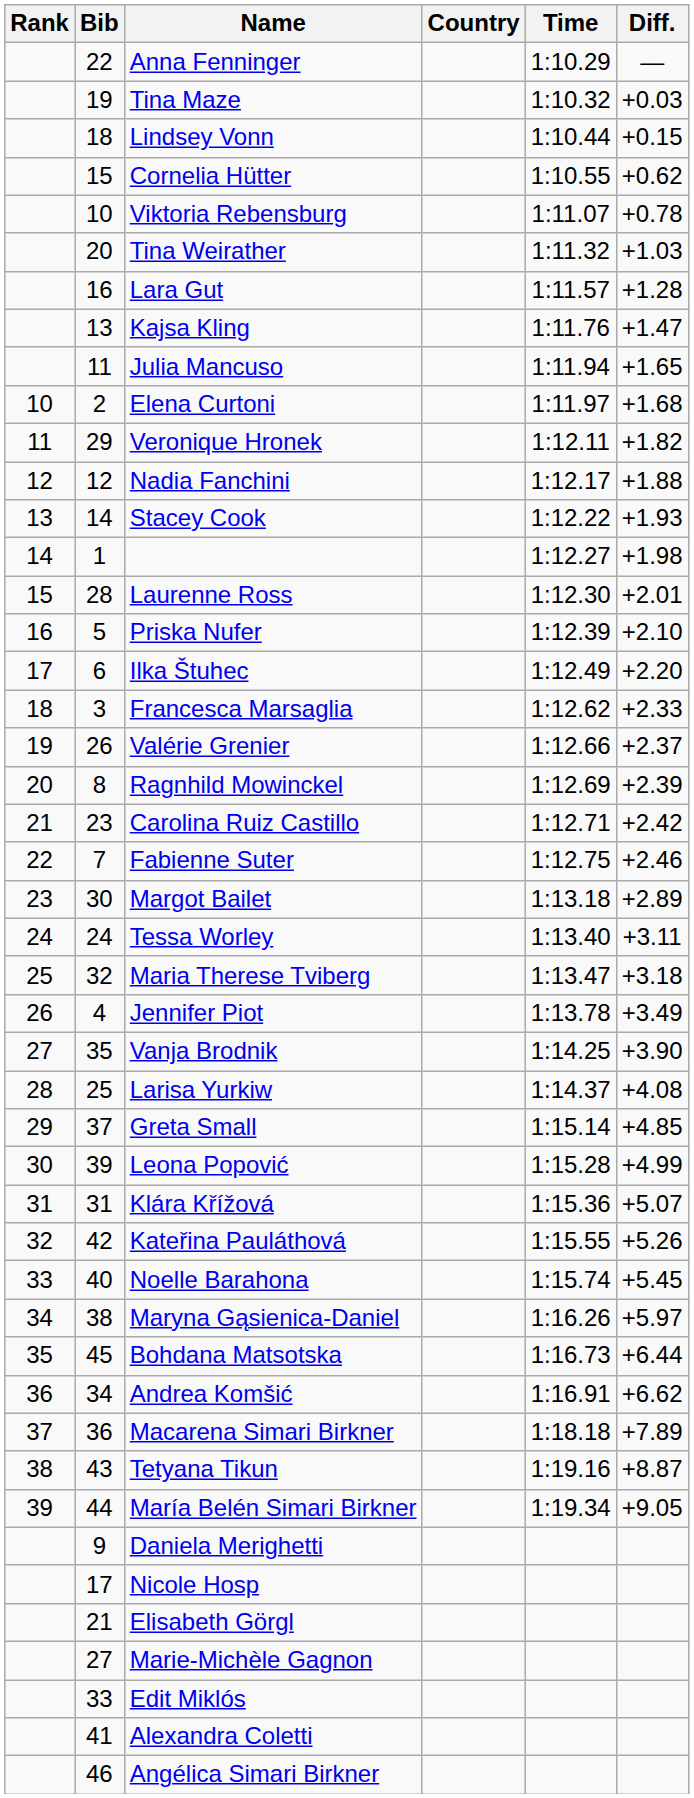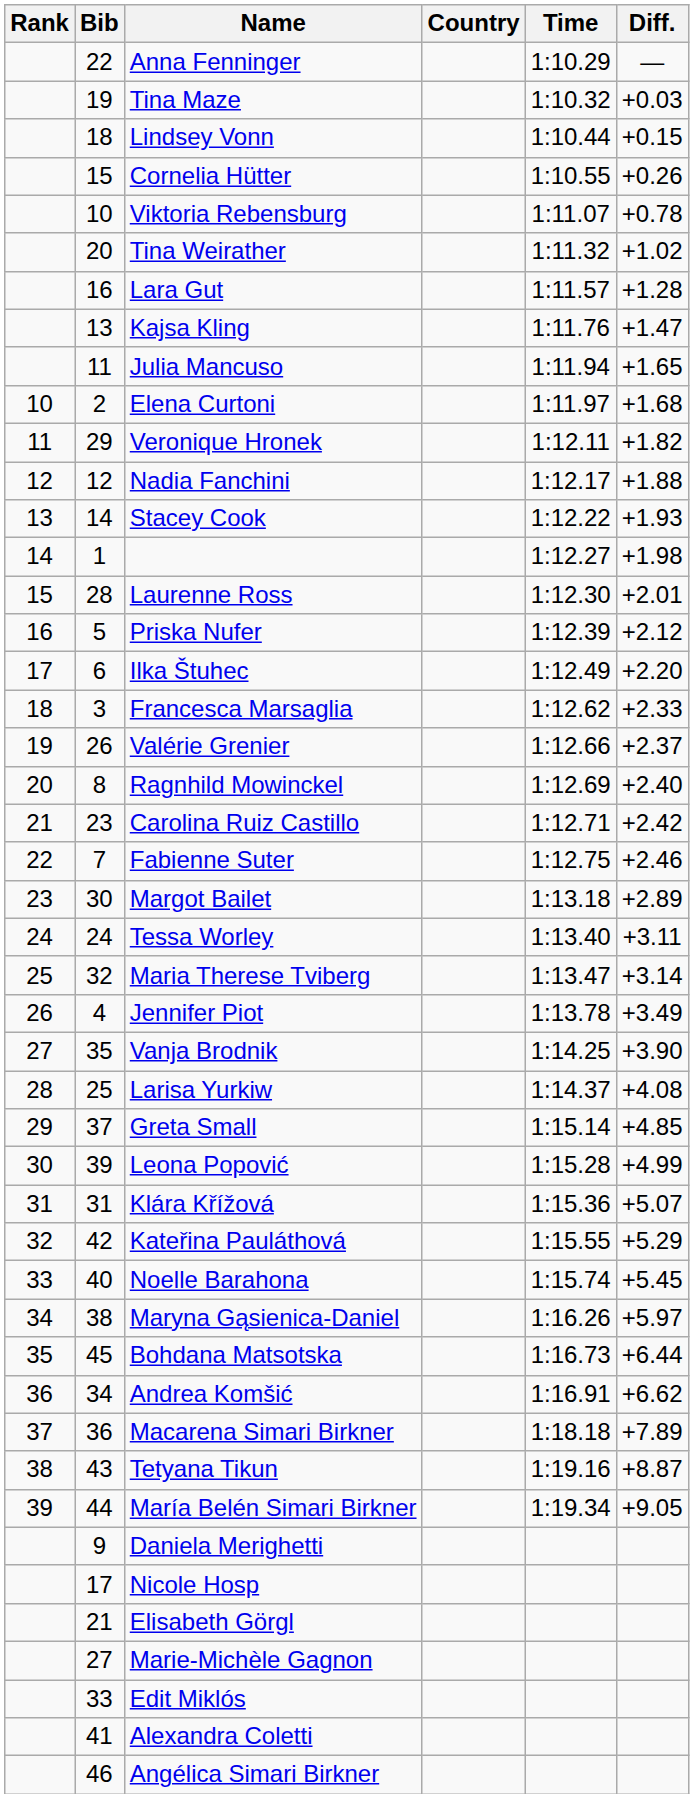(652, 175) +0.62 -> (652, 175) +0.26
(652, 251) +1.03 -> (652, 251) +1.02
(652, 632) +2.10 -> (652, 632) +2.12
(652, 784) +2.39 -> (652, 784) +2.40
(652, 975) +3.18 -> (652, 975) +3.14
(652, 1241) +5.26 -> (652, 1241) +5.29
